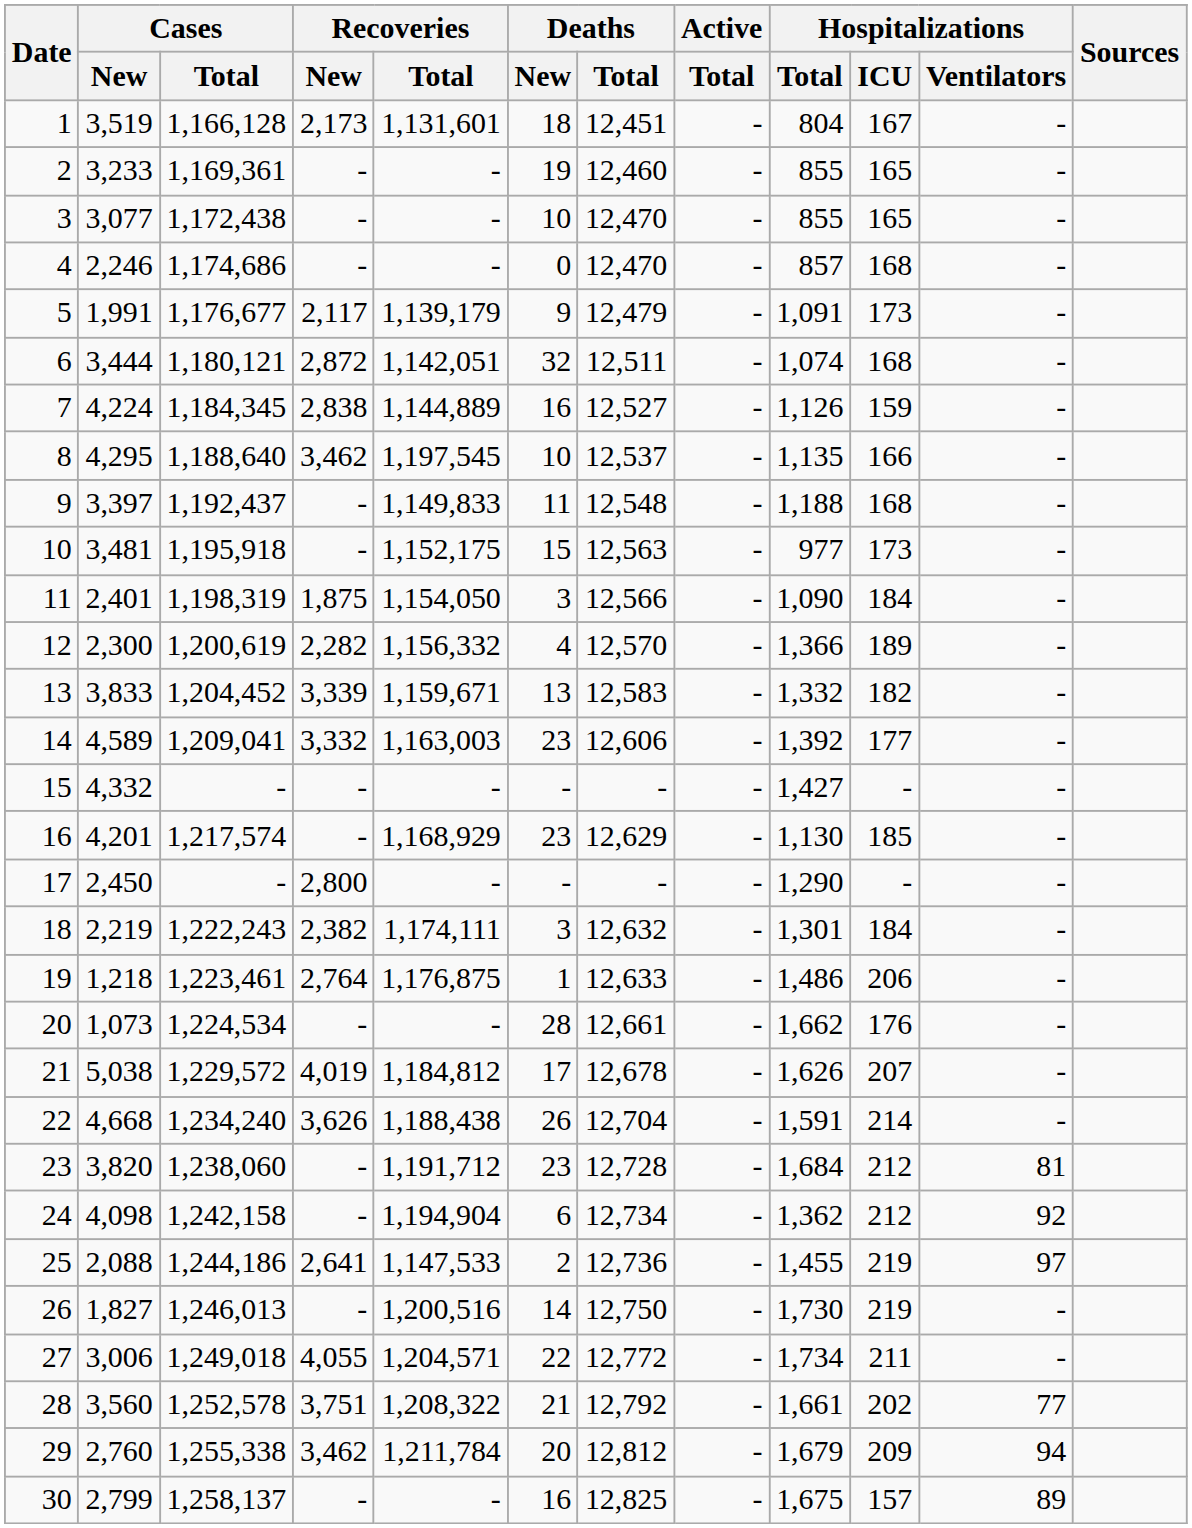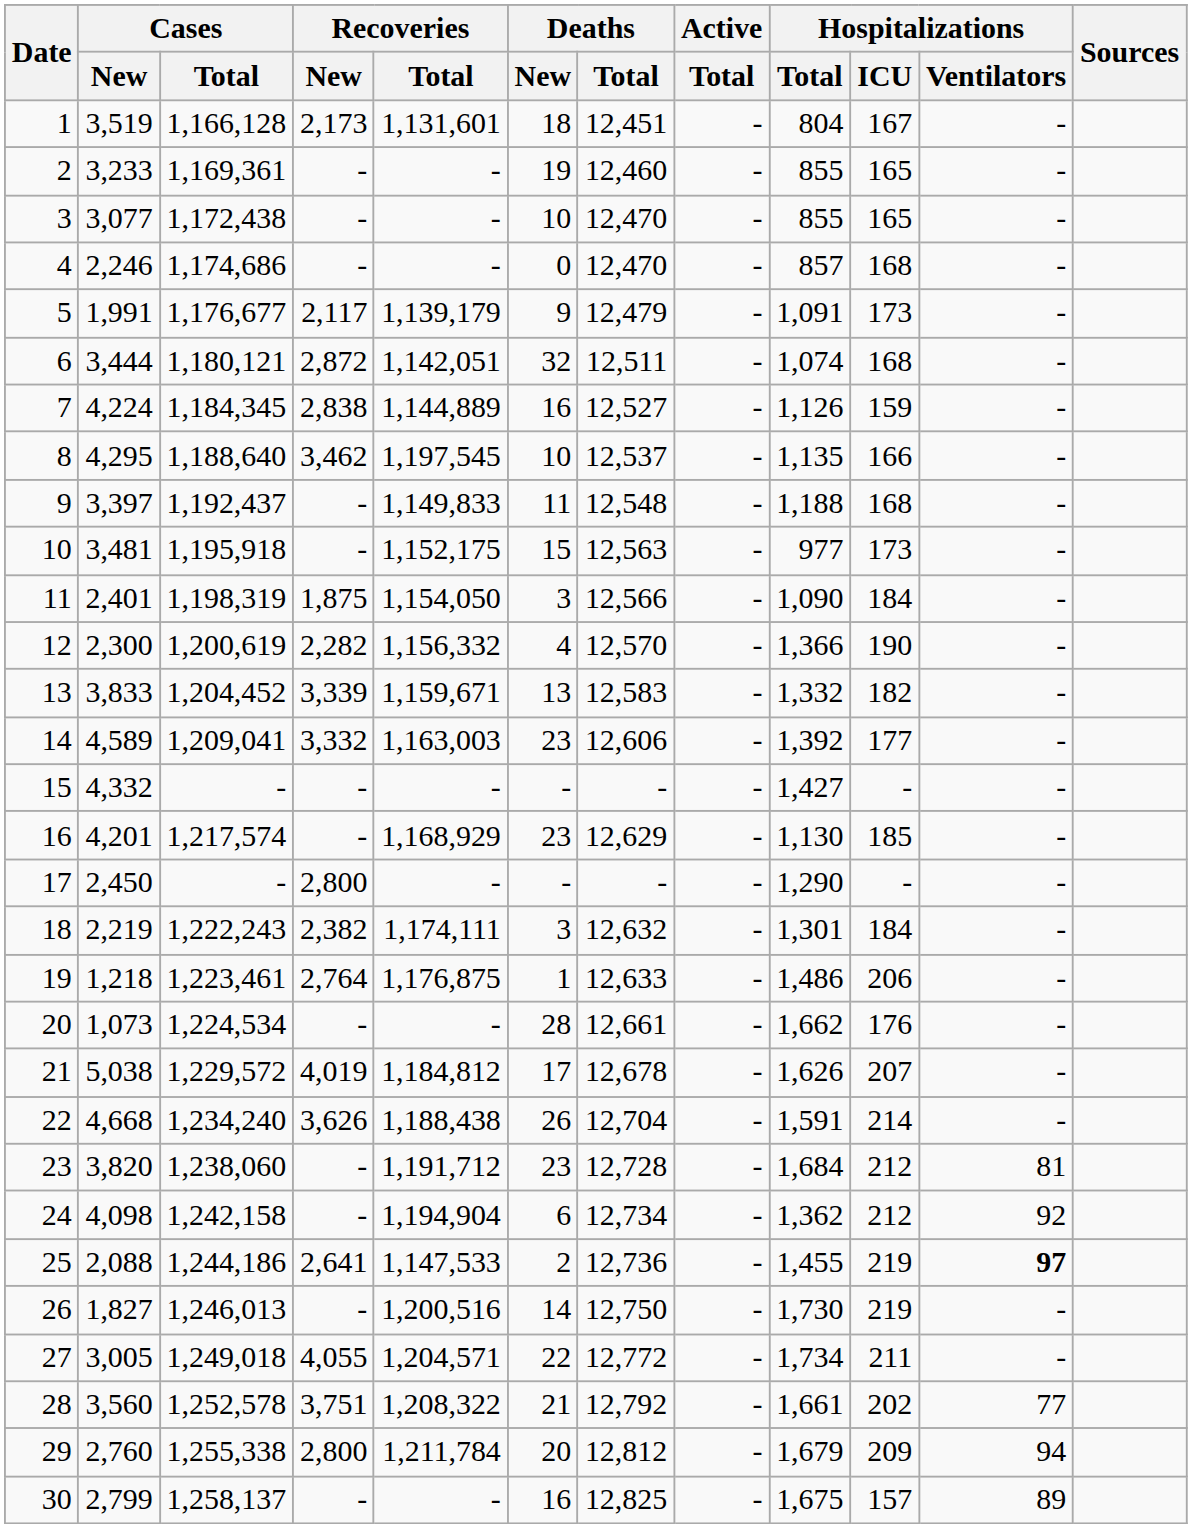(890, 645) 189 -> (890, 645) 190
(1051, 1261) normal -> (1051, 1261) bold
(119, 1356) 3,006 -> (119, 1356) 3,005
(334, 1451) 3,462 -> (334, 1451) 2,800
